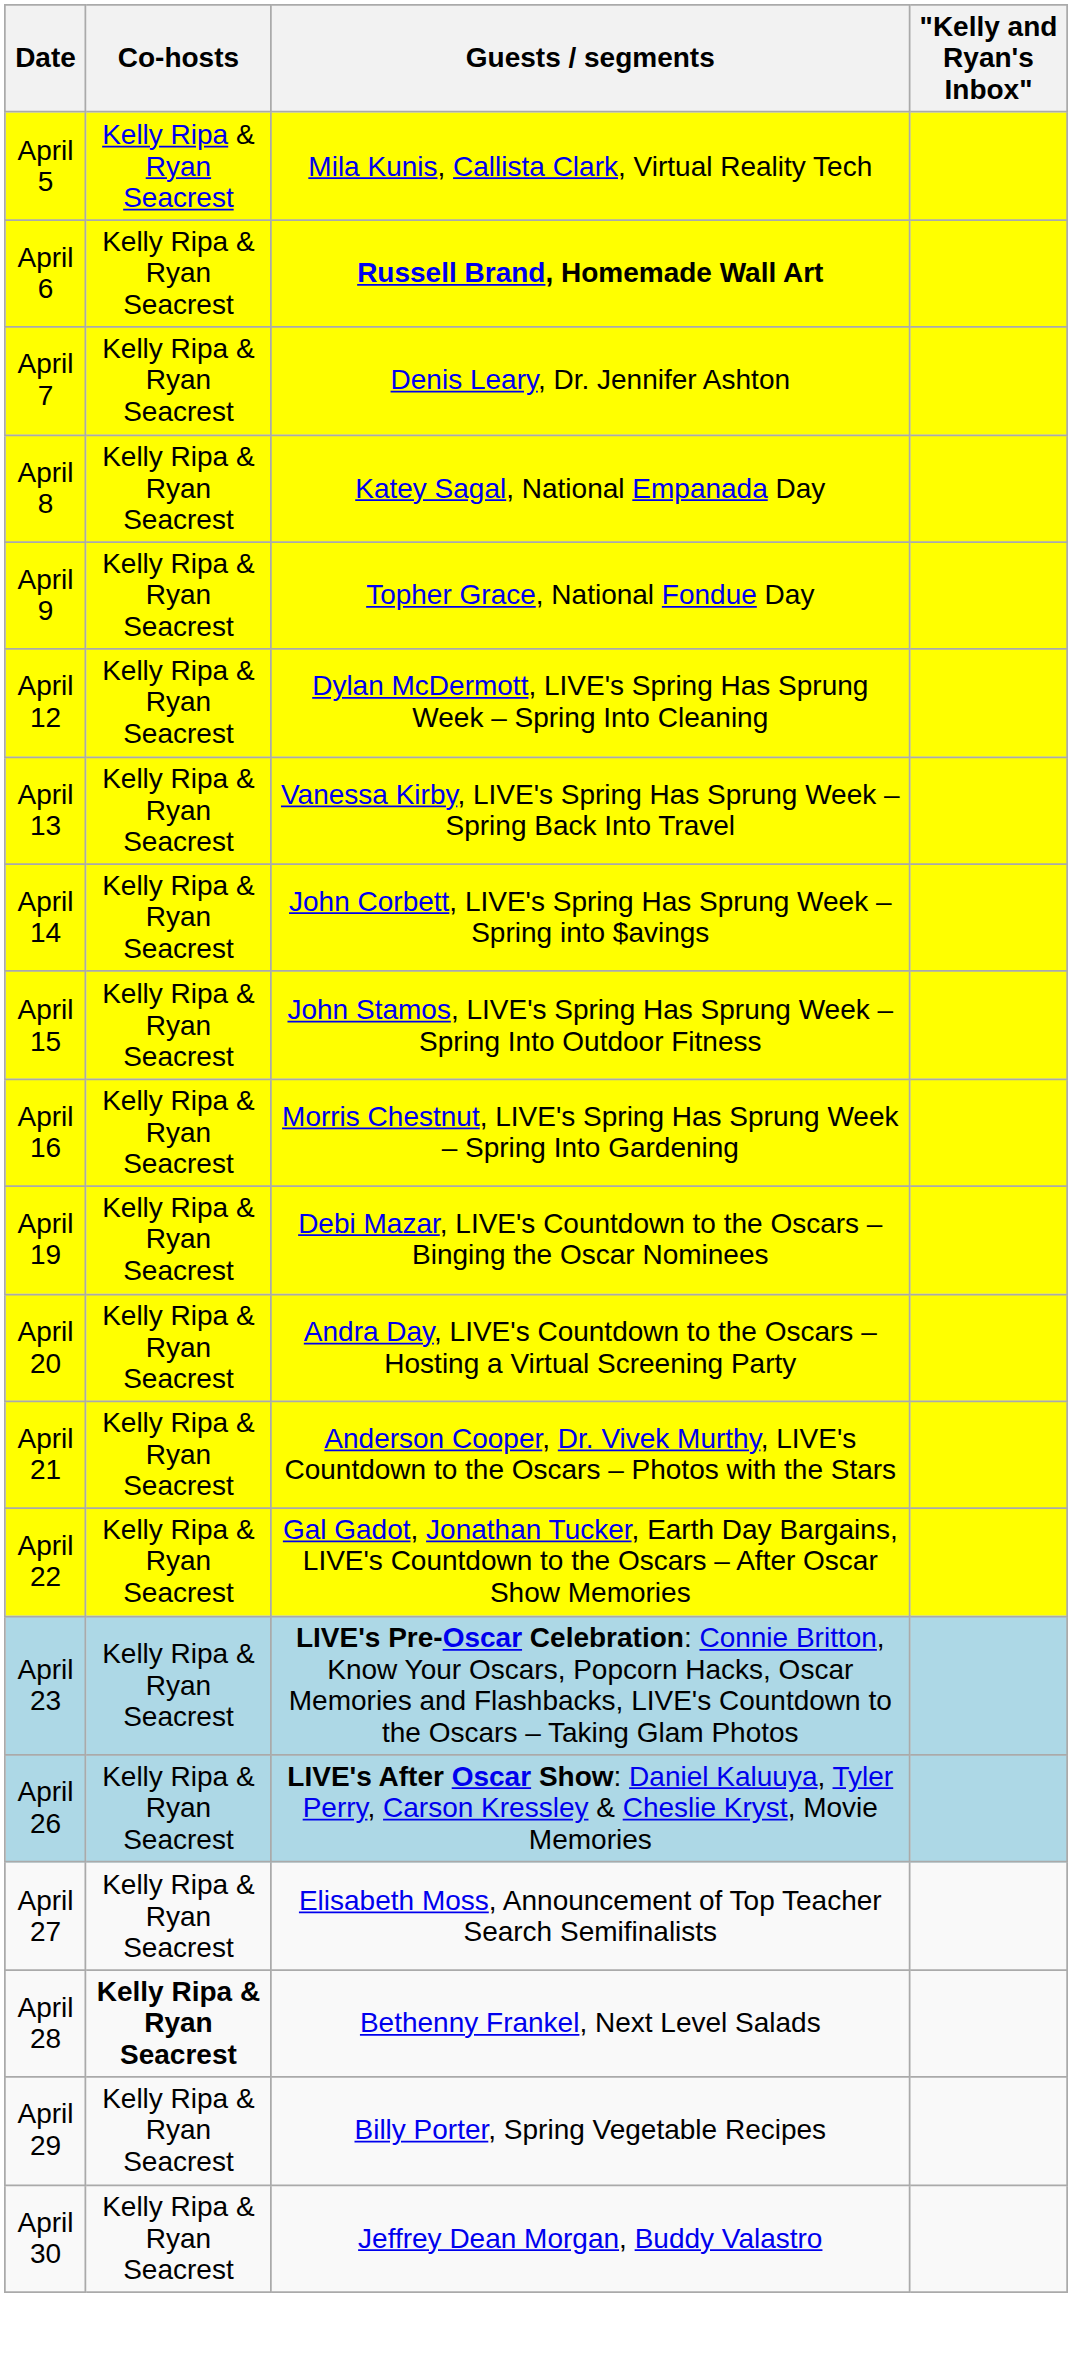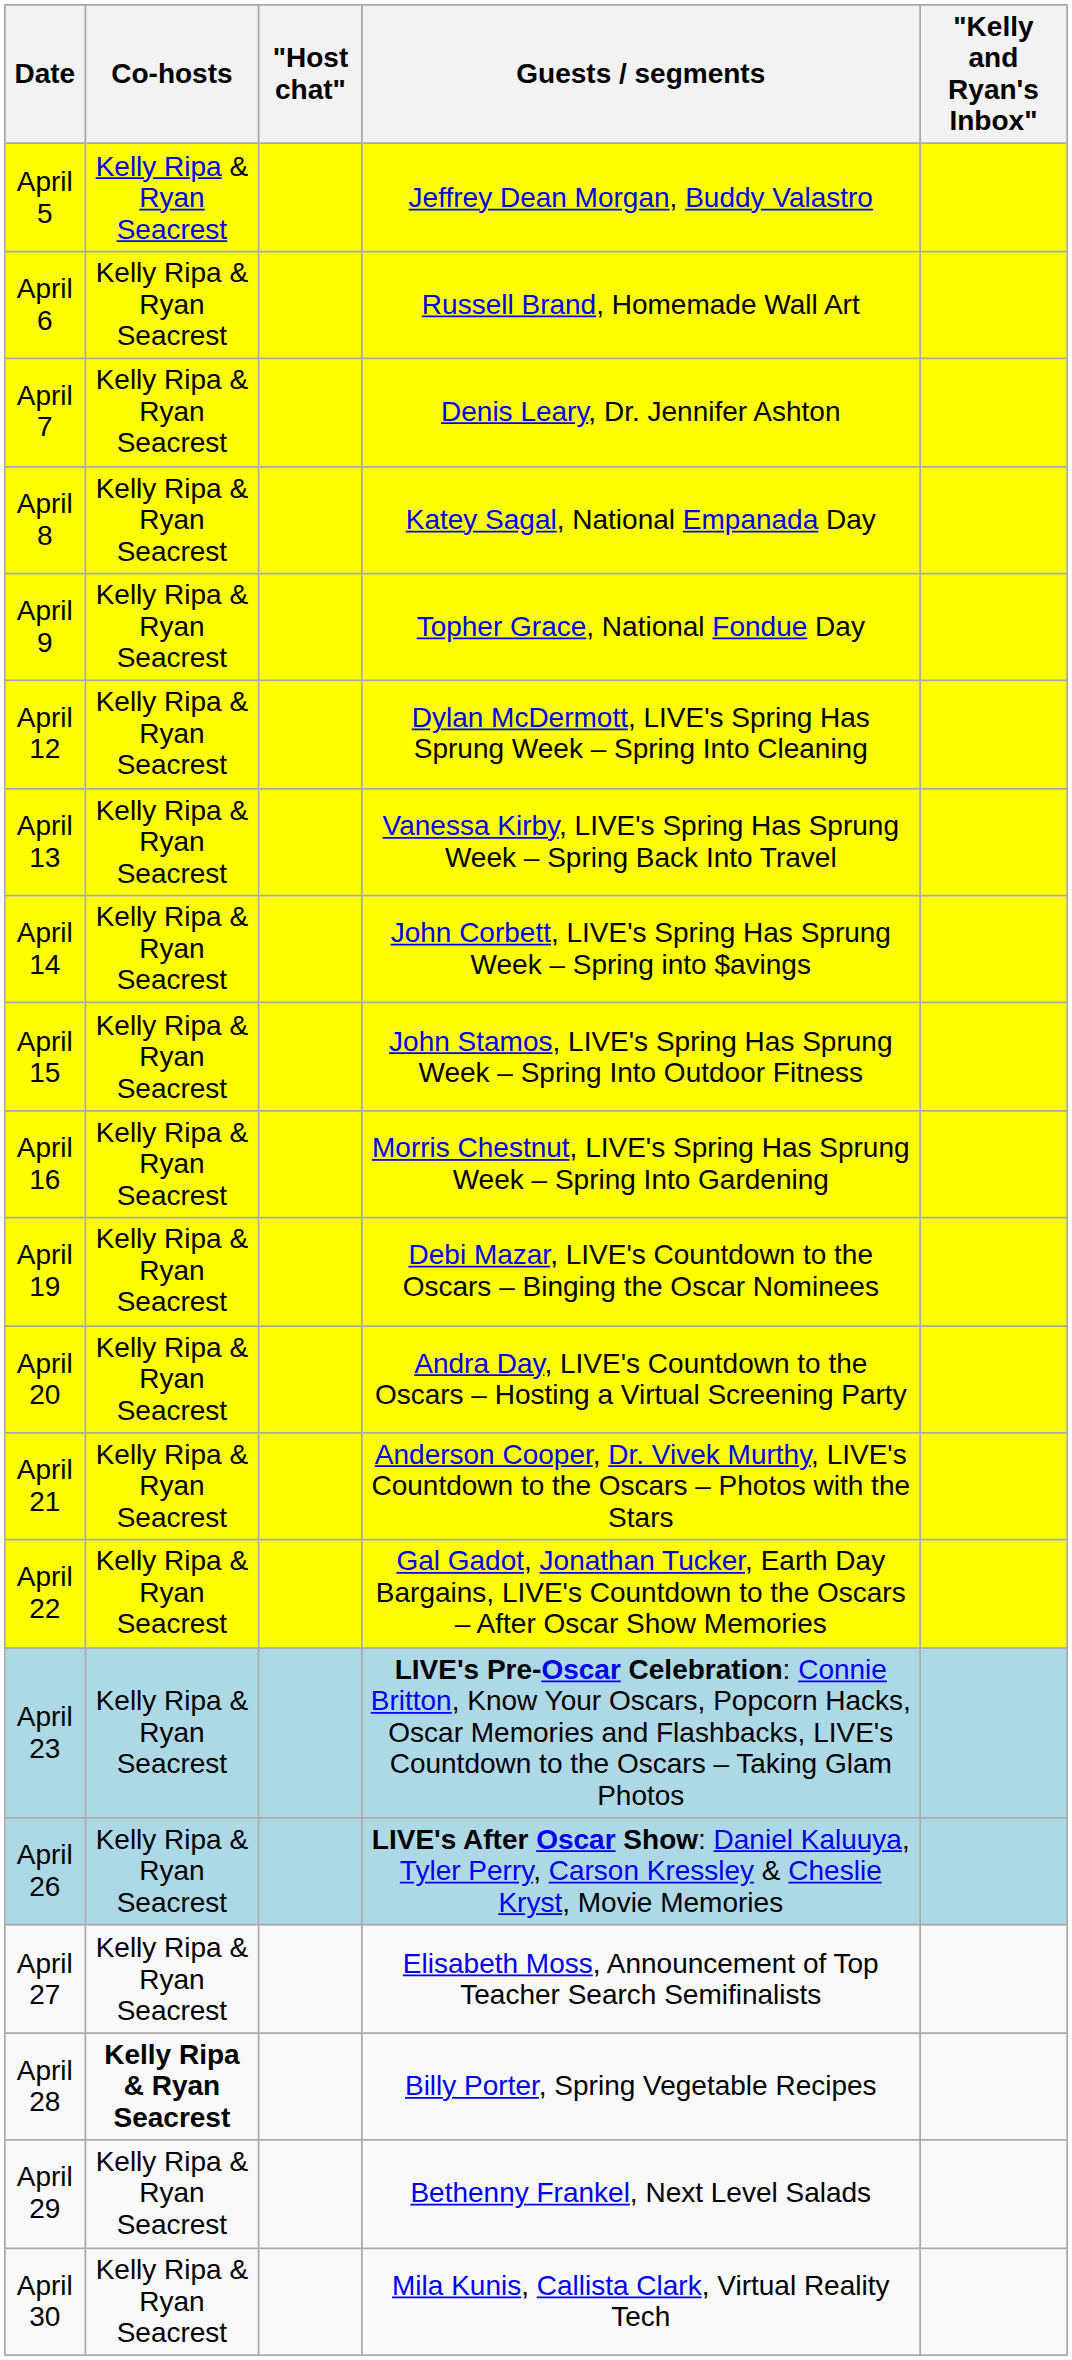+ column: (310, 73)
(590, 165) Mila Kunis, Callista Clark, Virtual Reality Tech -> (641, 197) Jeffrey Dean Morgan, Buddy Valastro
(590, 273) bold -> (641, 304) normal
(590, 2023) Bethenny Frankel, Next Level Salads -> (641, 2086) Billy Porter, Spring Vegetable Recipes
(590, 2130) Billy Porter, Spring Vegetable Recipes -> (641, 2193) Bethenny Frankel, Next Level Salads
(590, 2237) Jeffrey Dean Morgan, Buddy Valastro -> (641, 2300) Mila Kunis, Callista Clark, Virtual Reality Tech
